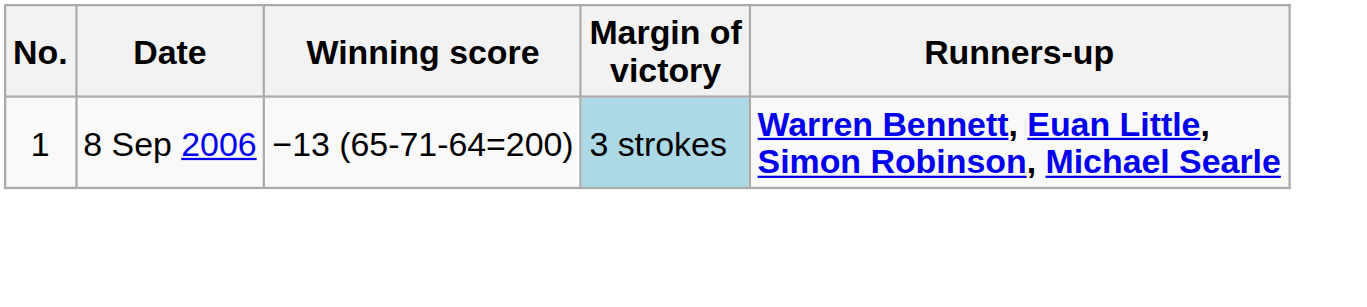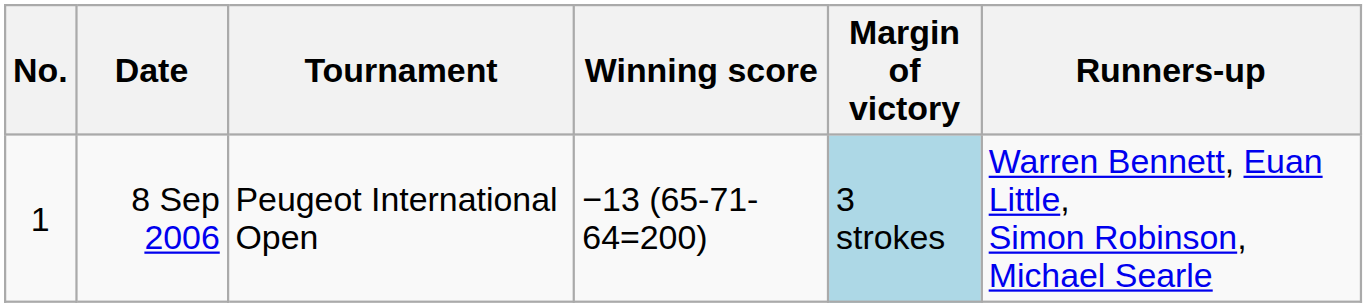+ column: (401, 70)
(1019, 143) bold -> (1156, 218) normal
